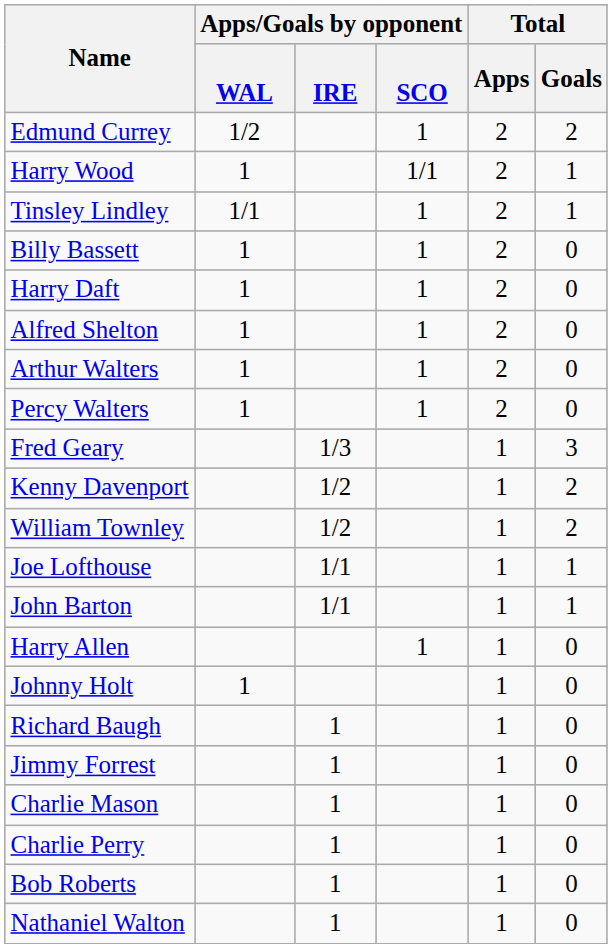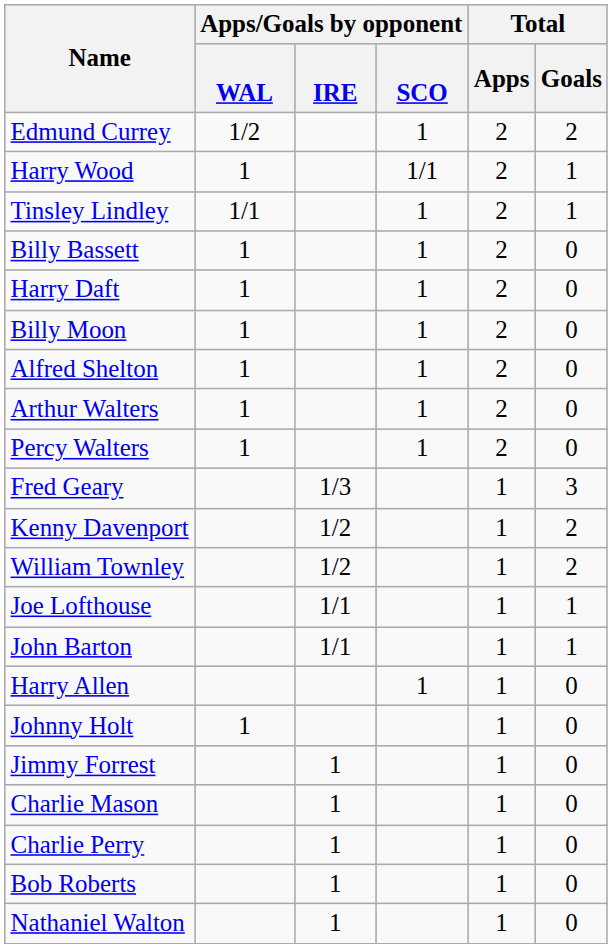+ row: (68, 329)
- row: (86, 725)
